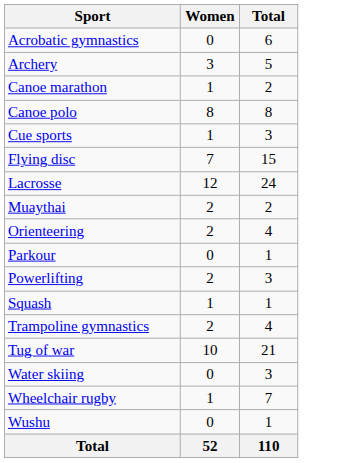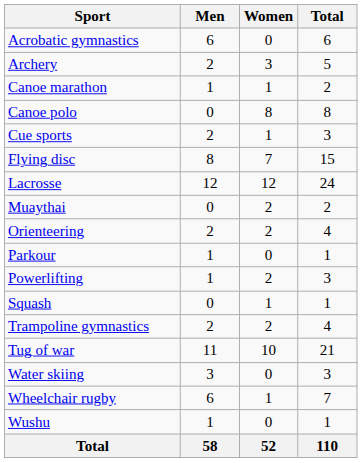+ column: (210, 16)
